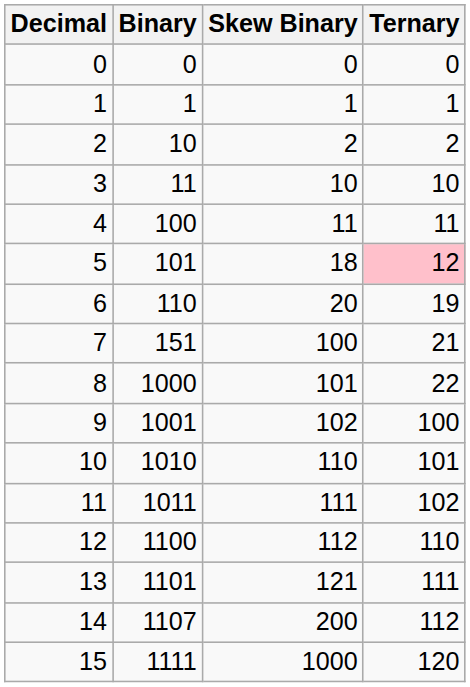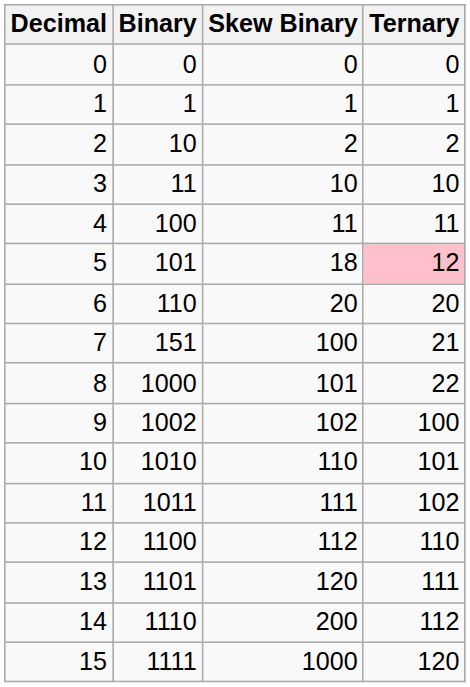(446, 303) 19 -> (446, 303) 20
(169, 422) 1001 -> (169, 422) 1002
(337, 582) 121 -> (337, 582) 120
(170, 622) 1107 -> (171, 622) 1110
